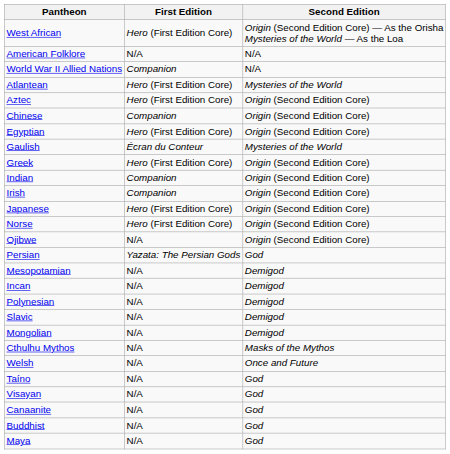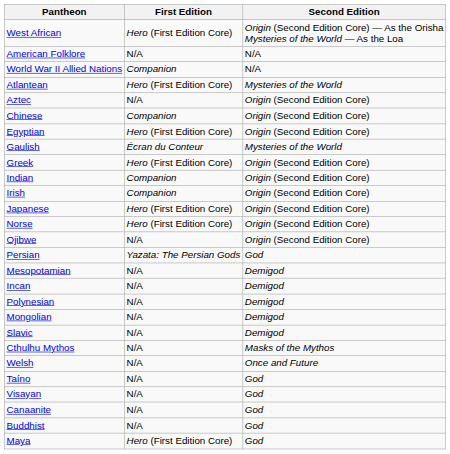(179, 100) Hero (First Edition Core) -> (135, 100) N/A
rows swapped: (29, 332) <-> (20, 317)
(135, 441) N/A -> (179, 441) Hero (First Edition Core)
